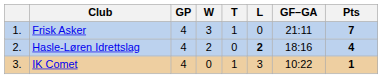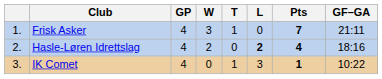columns swapped: (299, 13) <-> (351, 13)
